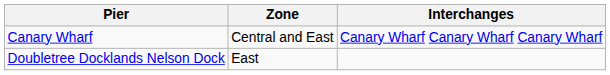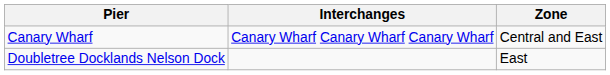columns swapped: (282, 15) <-> (471, 15)
